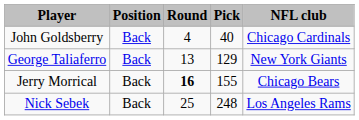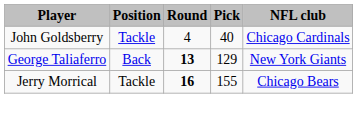(137, 37) Back -> (137, 37) Tackle
(187, 59) normal -> (187, 59) bold
(137, 81) Back -> (137, 81) Tackle
- row: (57, 103)
